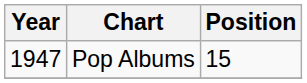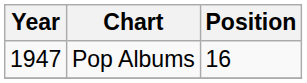(218, 59) 15 -> (218, 59) 16
